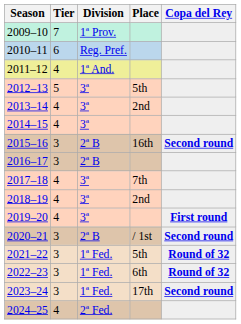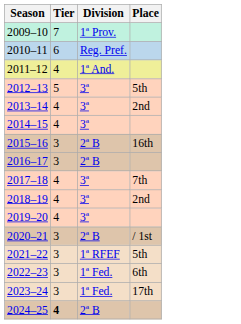- column: (199, 13)
(96, 254) 1ª Fed. -> (100, 254) 1ª RFEF
(56, 310) normal -> (56, 310) bold
(96, 310) 2ª Fed. -> (90, 310) 2ª B
